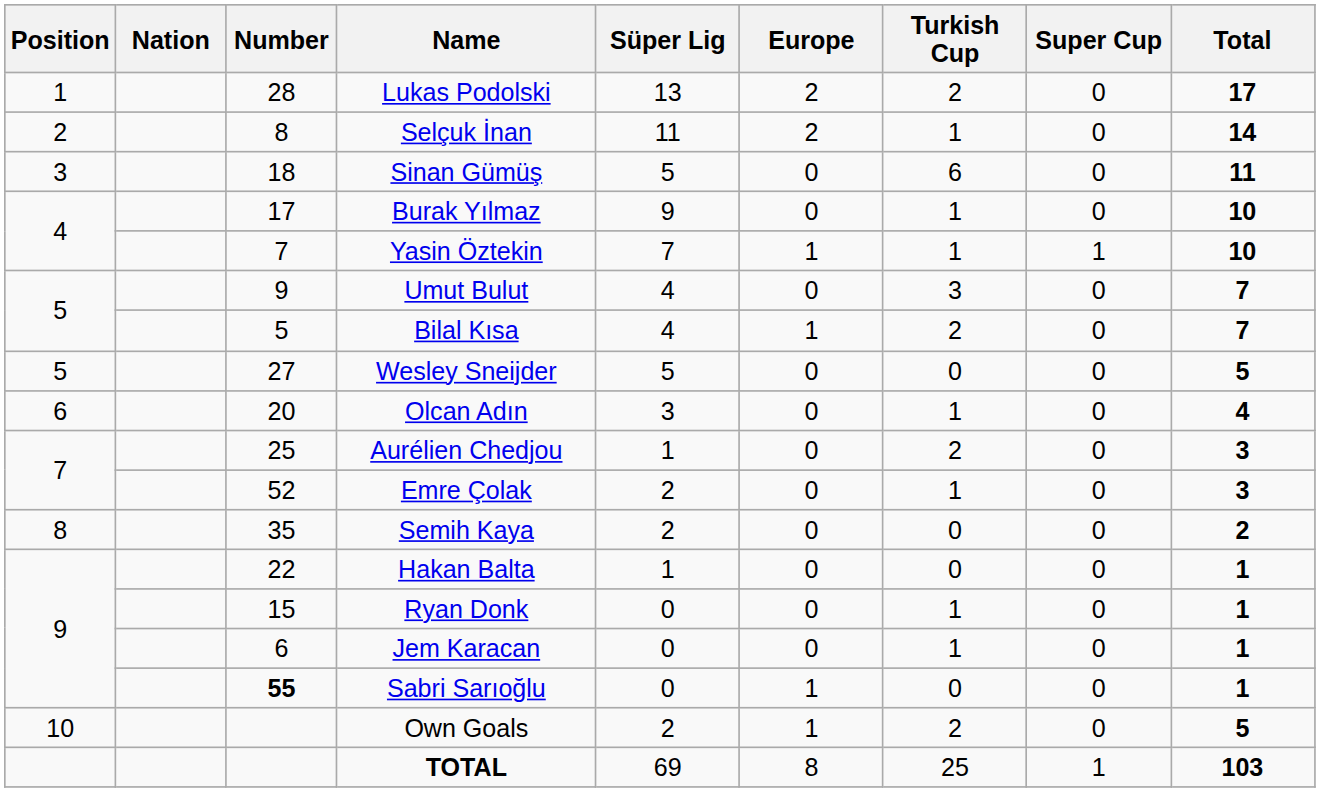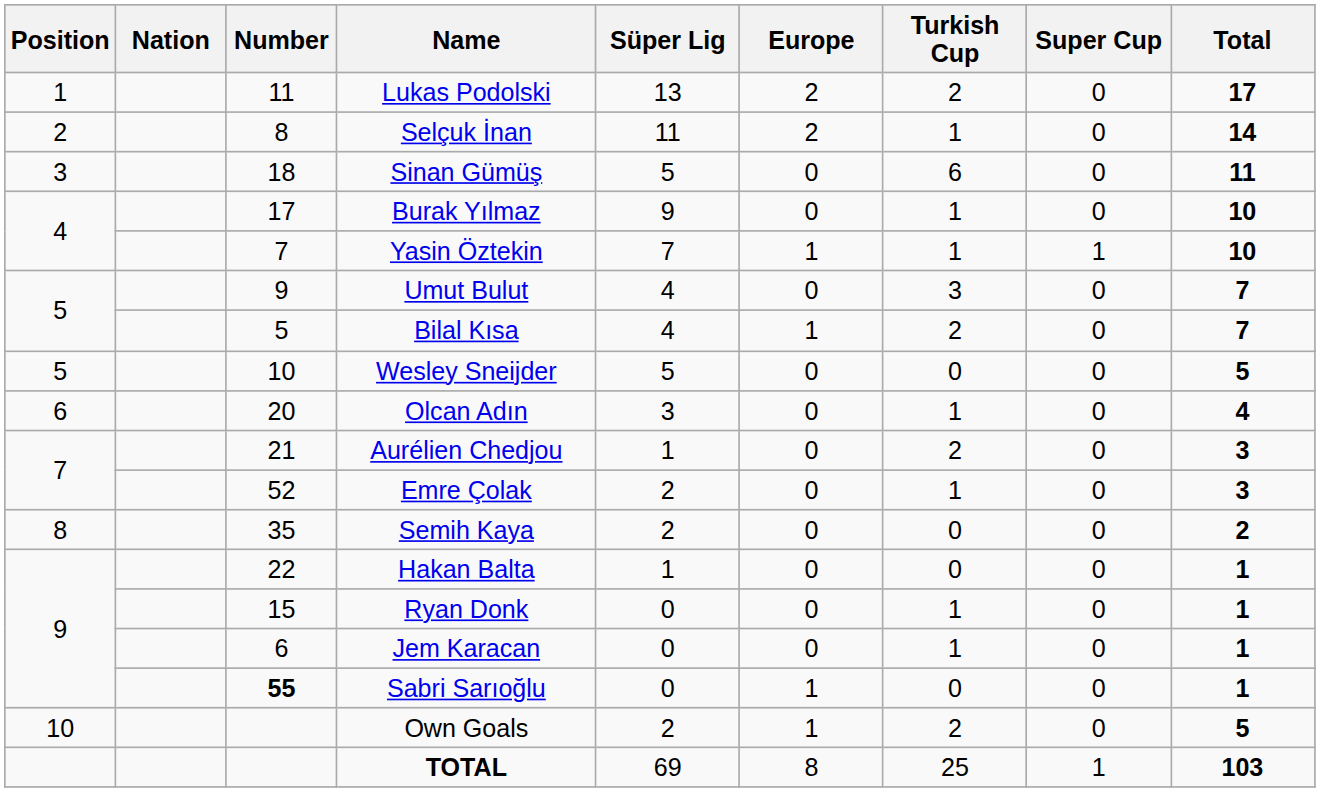(281, 93) 28 -> (281, 93) 11
(281, 371) 27 -> (281, 371) 10
(281, 450) 25 -> (281, 450) 21
